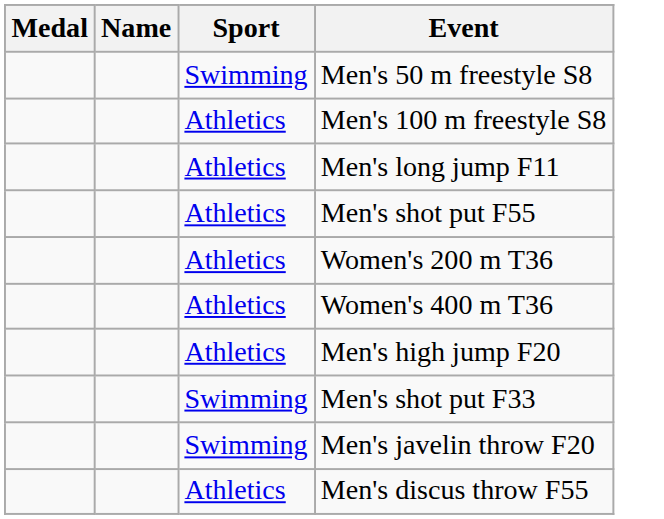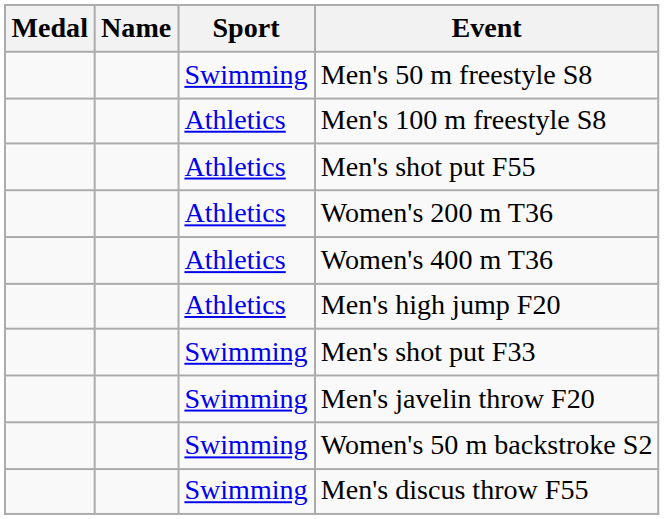- row: (440, 166)
+ row: (487, 444)
(235, 491) Athletics -> (246, 491) Swimming
